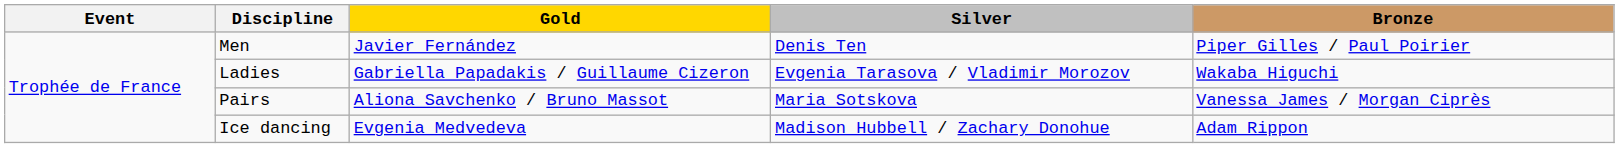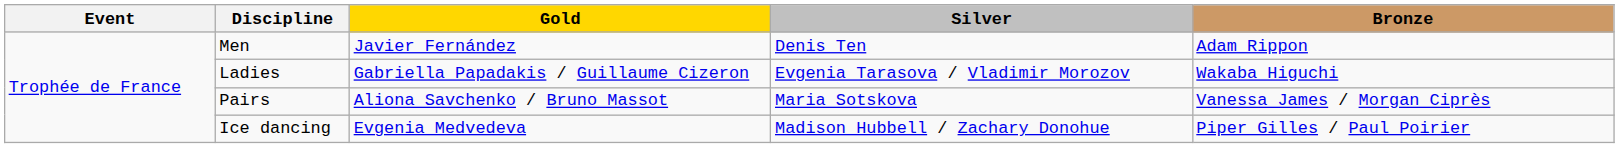(1333, 46) Piper Gilles / Paul Poirier -> (1252, 46) Adam Rippon
(1252, 129) Adam Rippon -> (1333, 129) Piper Gilles / Paul Poirier
